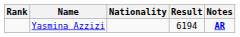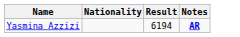- column: (17, 11)
